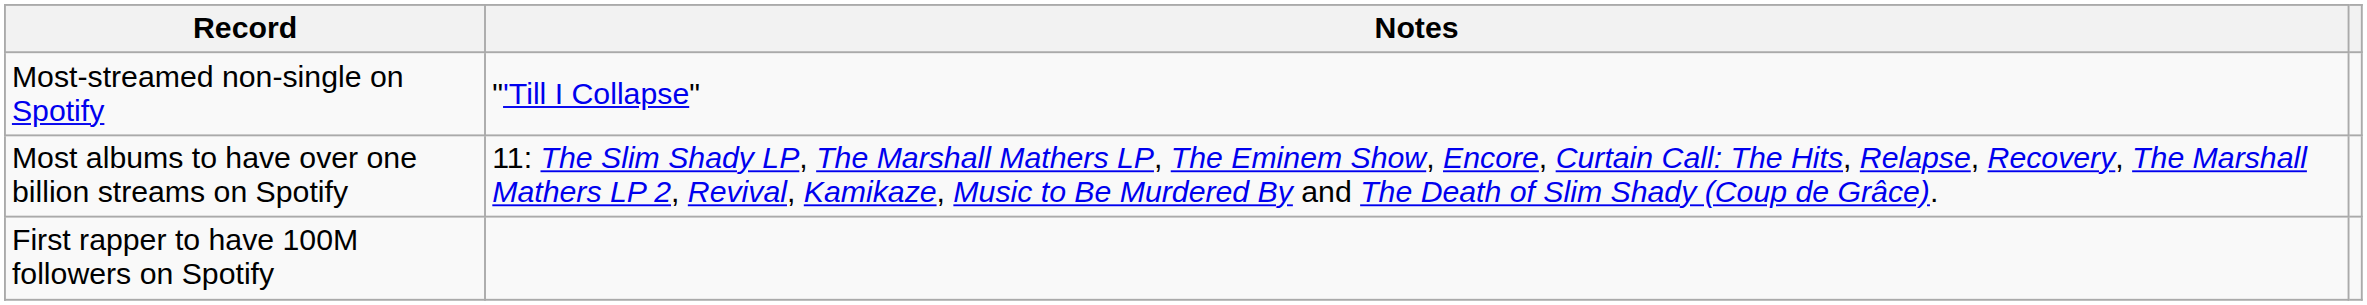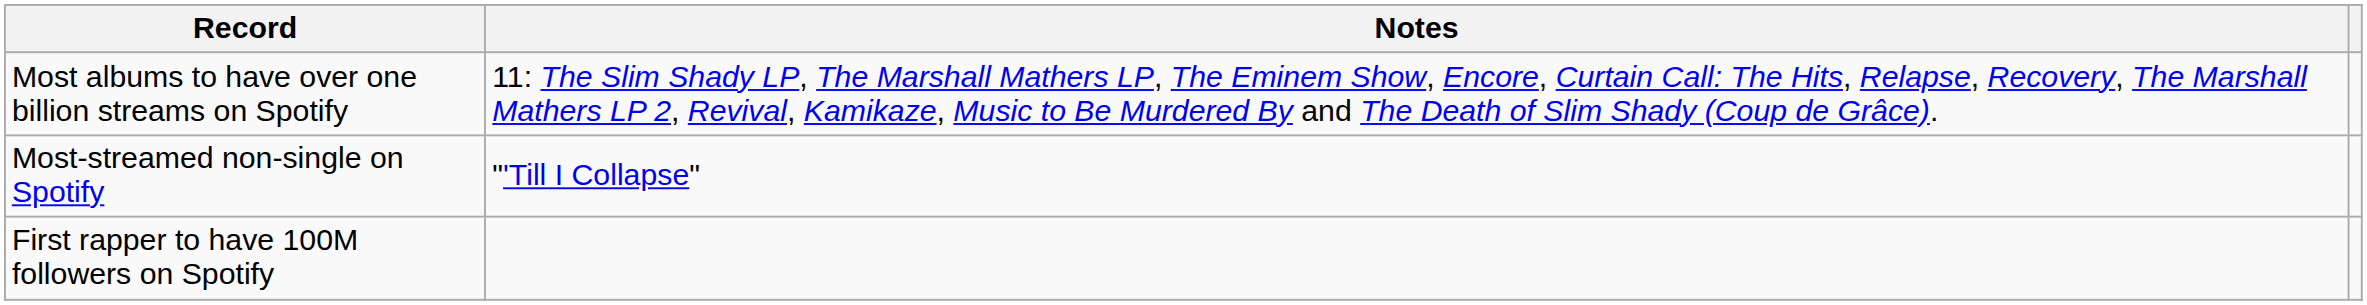rows swapped: (208, 93) <-> (214, 175)
